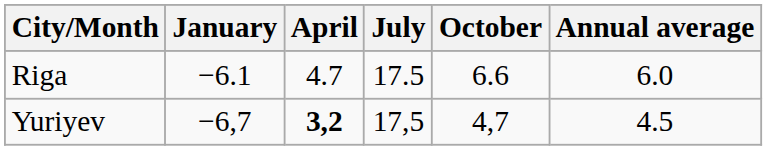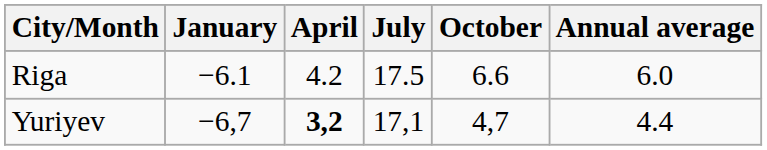(324, 74) 4.7 -> (324, 74) 4.2
(398, 121) 17,5 -> (398, 121) 17,1
(655, 121) 4.5 -> (655, 121) 4.4
